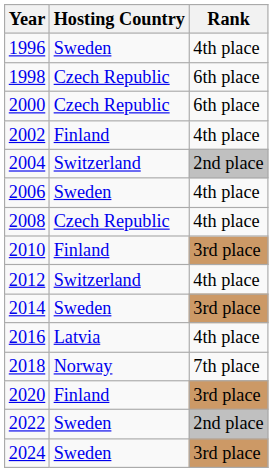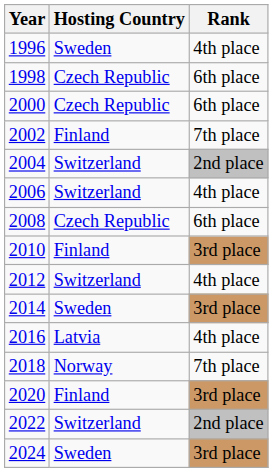(226, 134) 4th place -> (226, 134) 7th place
(83, 192) Sweden -> (97, 192) Switzerland
(226, 221) 4th place -> (226, 221) 6th place
(83, 423) Sweden -> (97, 423) Switzerland
